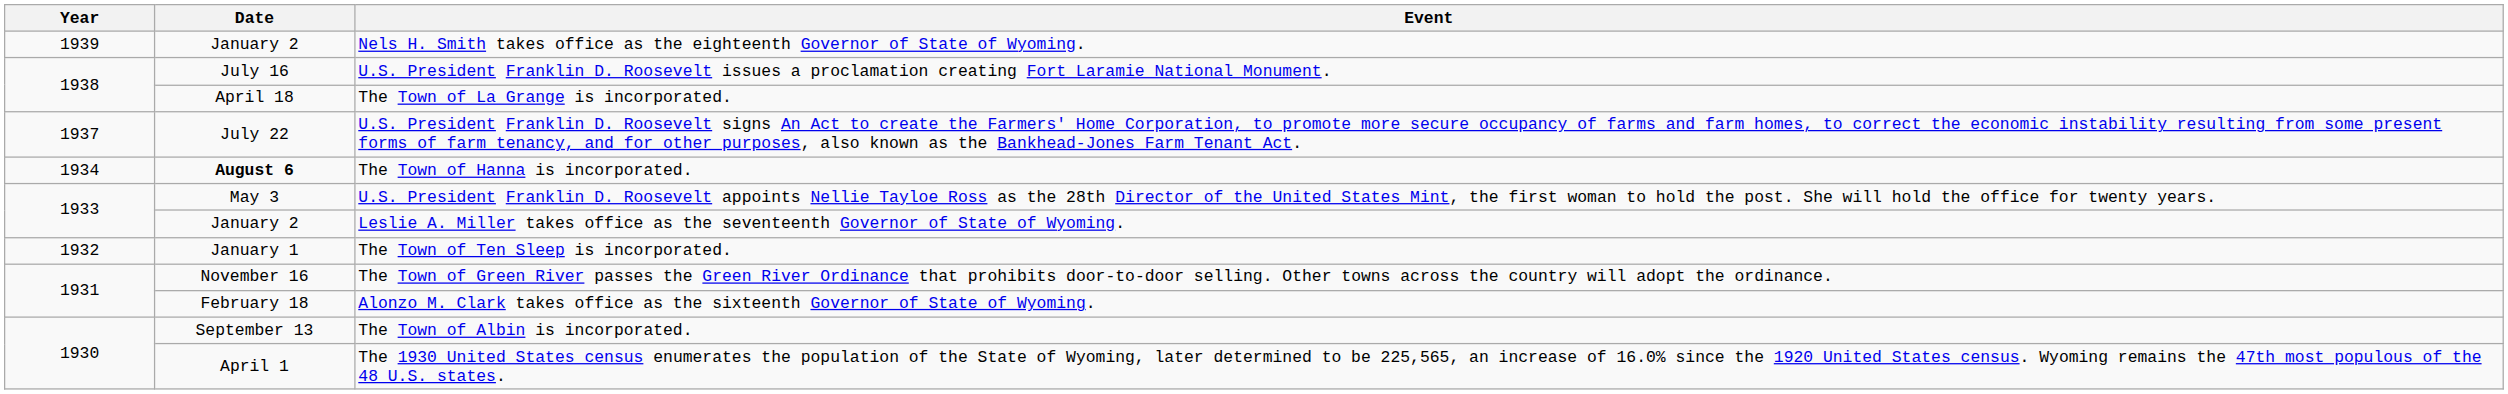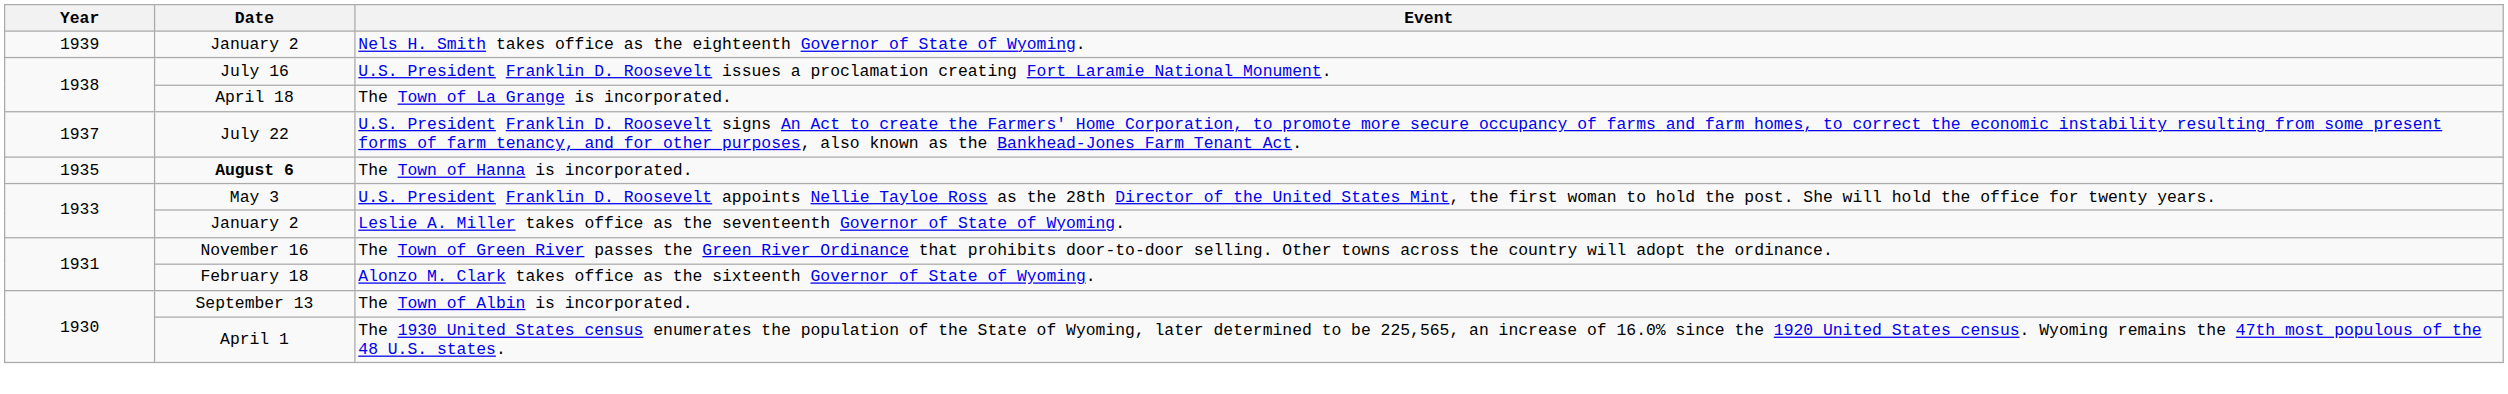(80, 170) 1934 -> (80, 170) 1935
- row: (545, 250)
